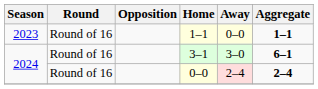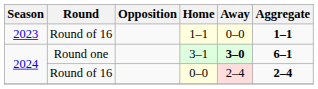(81, 53) Round of 16 -> (81, 53) Round one
(235, 53) normal -> (235, 53) bold
